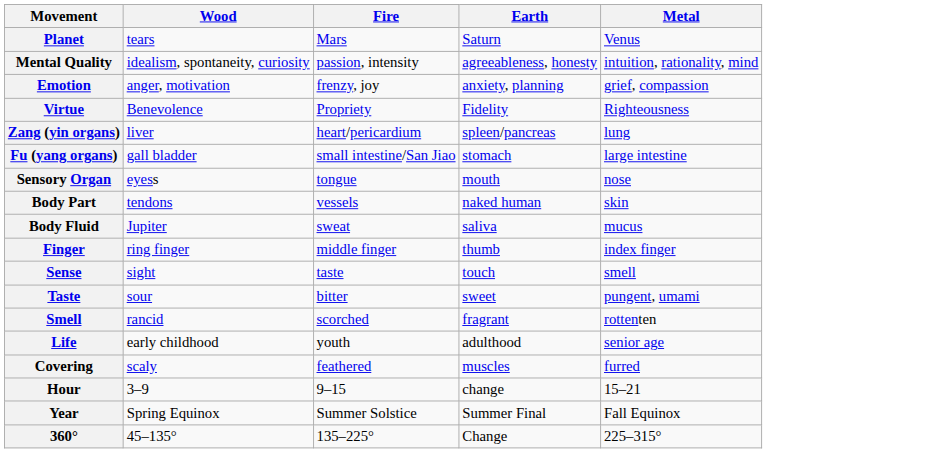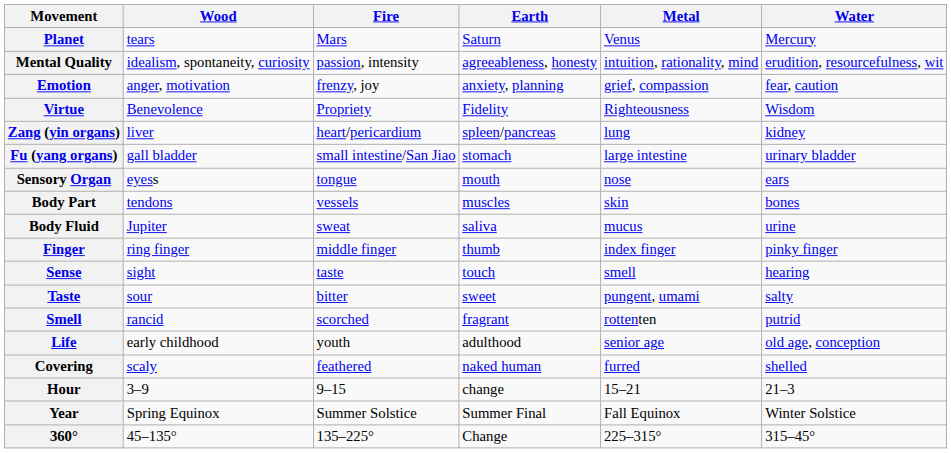+ column: (854, 16)
(502, 202) naked human -> (486, 202) muscles
(486, 366) muscles -> (502, 366) naked human
